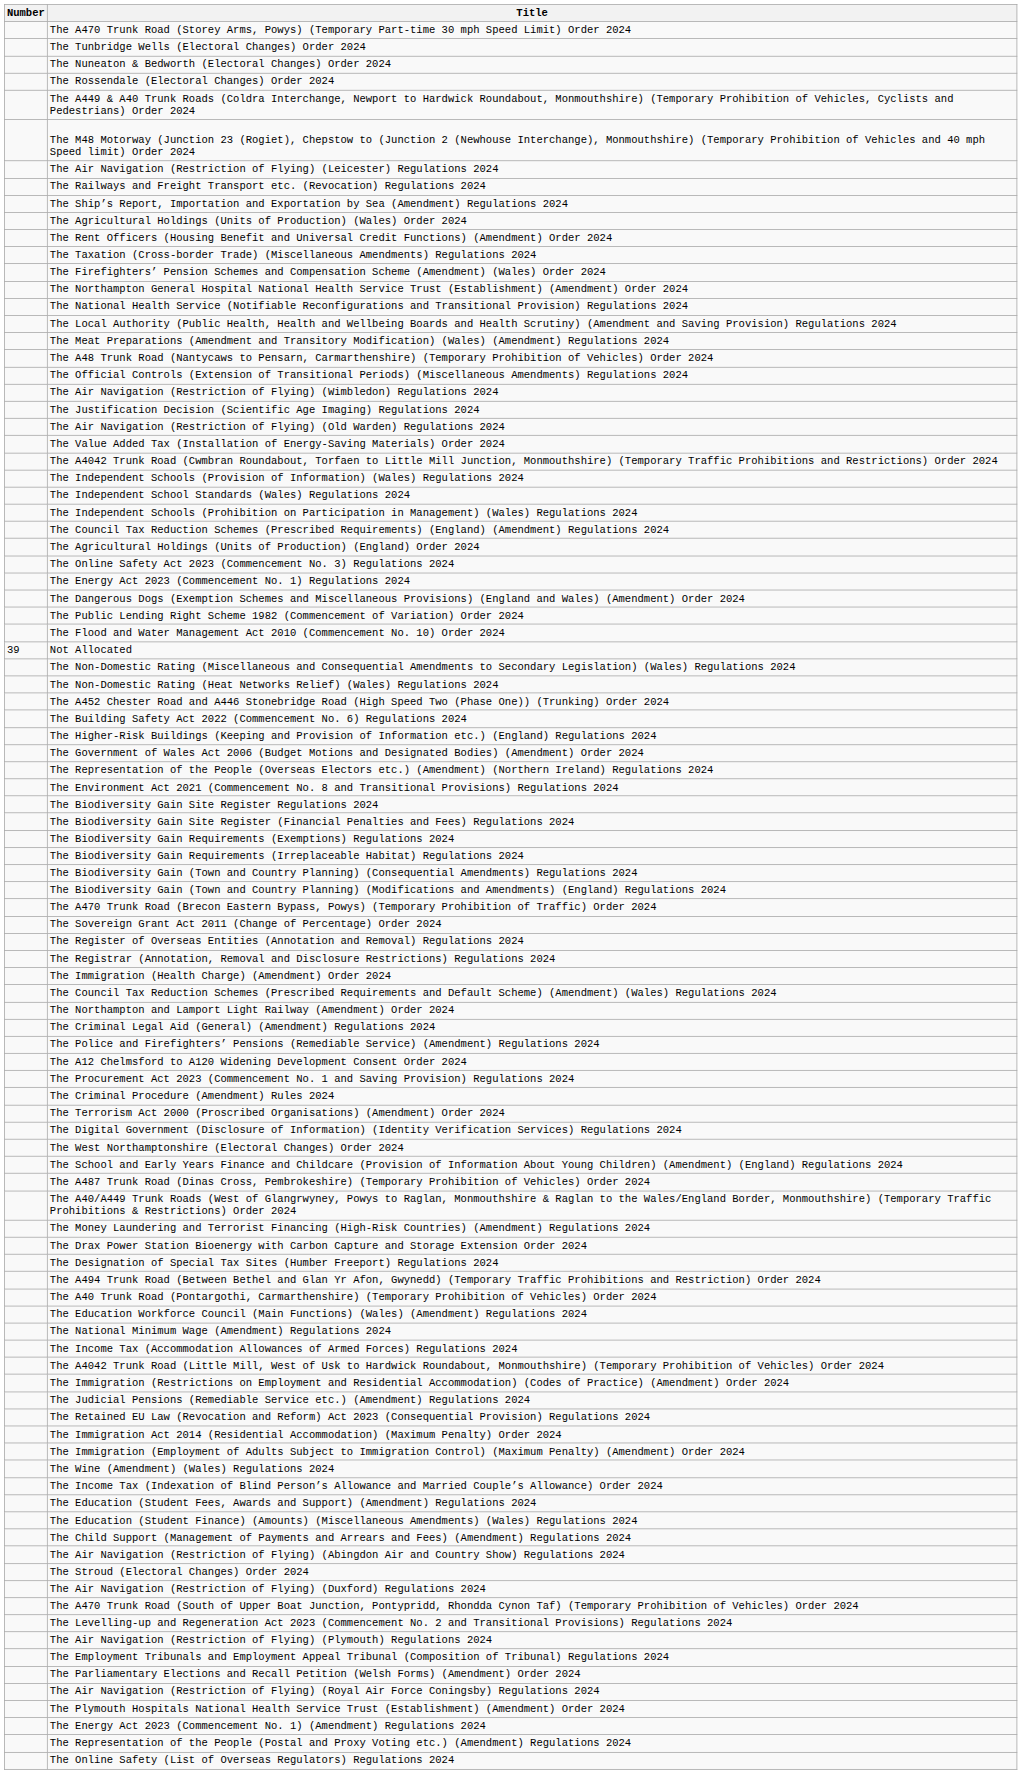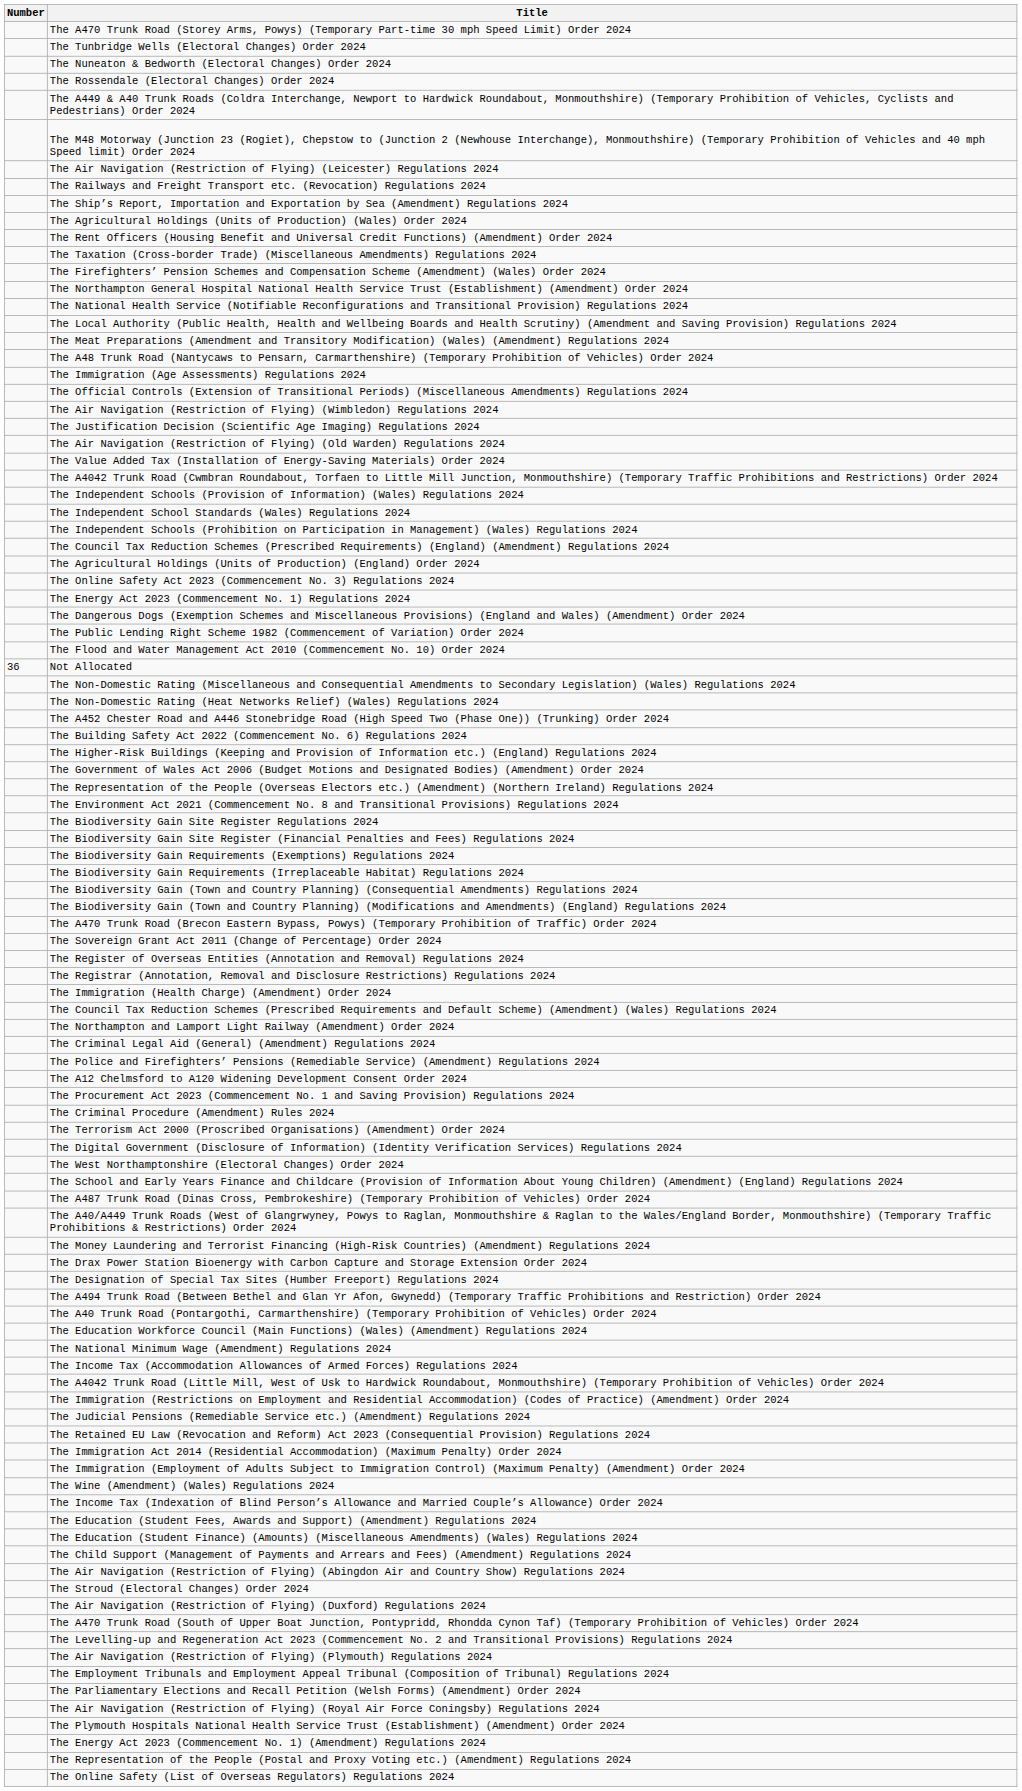+ row: (208, 376)
(13, 650) 39 -> (13, 667) 36
